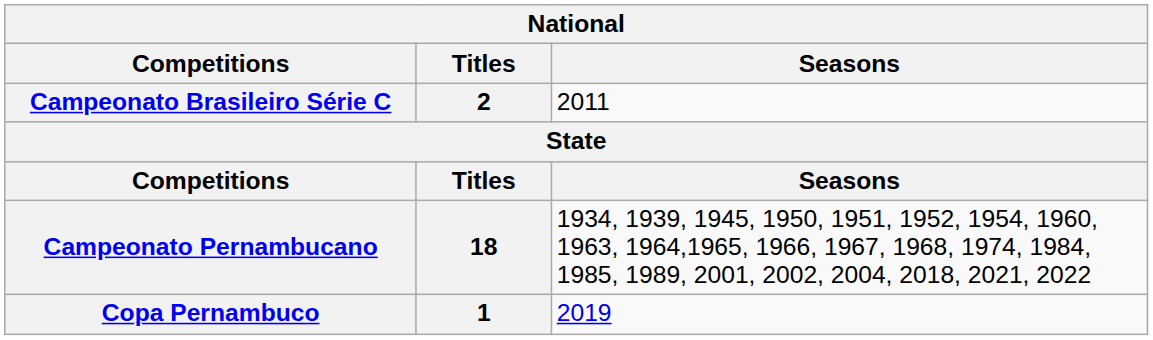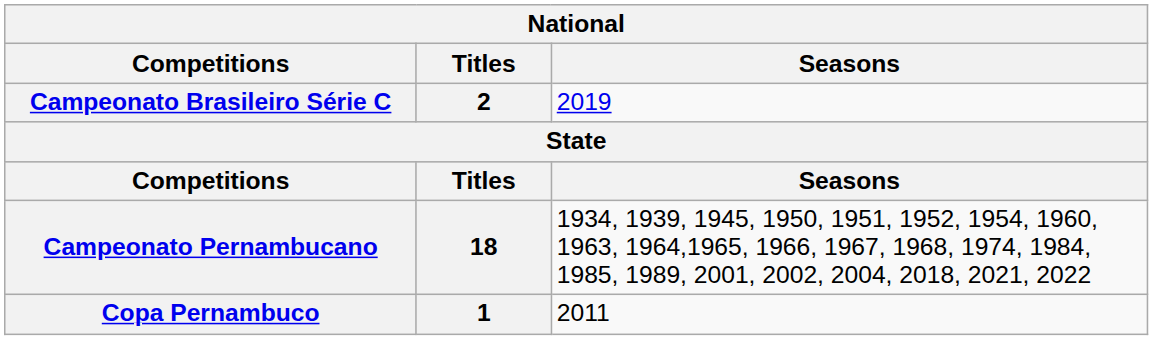(583, 102) 2011 -> (584, 102) 2019
(584, 313) 2019 -> (583, 313) 2011
